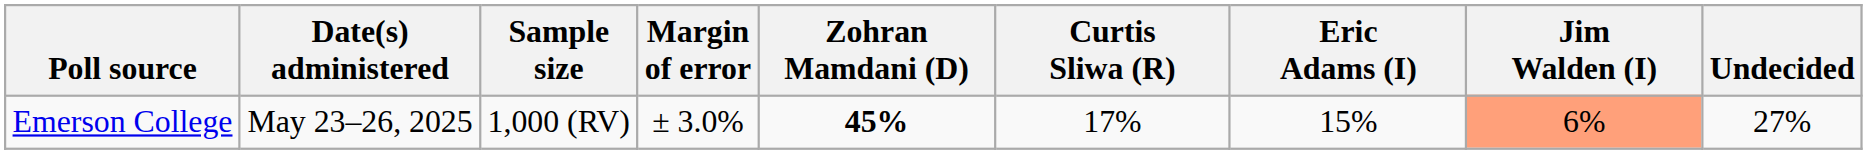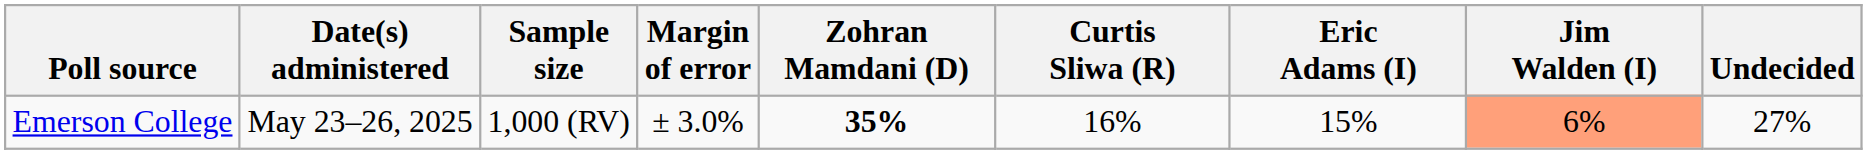(877, 121) 45% -> (877, 121) 35%
(1112, 121) 17% -> (1112, 121) 16%
